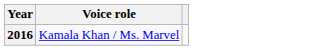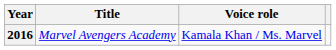+ column: (107, 14)
